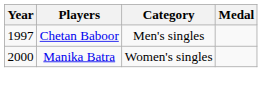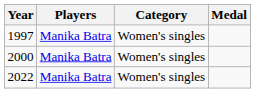(79, 35) Chetan Baboor -> (76, 35) Manika Batra
(169, 35) Men's singles -> (161, 35) Women's singles
+ row: (21, 77)
